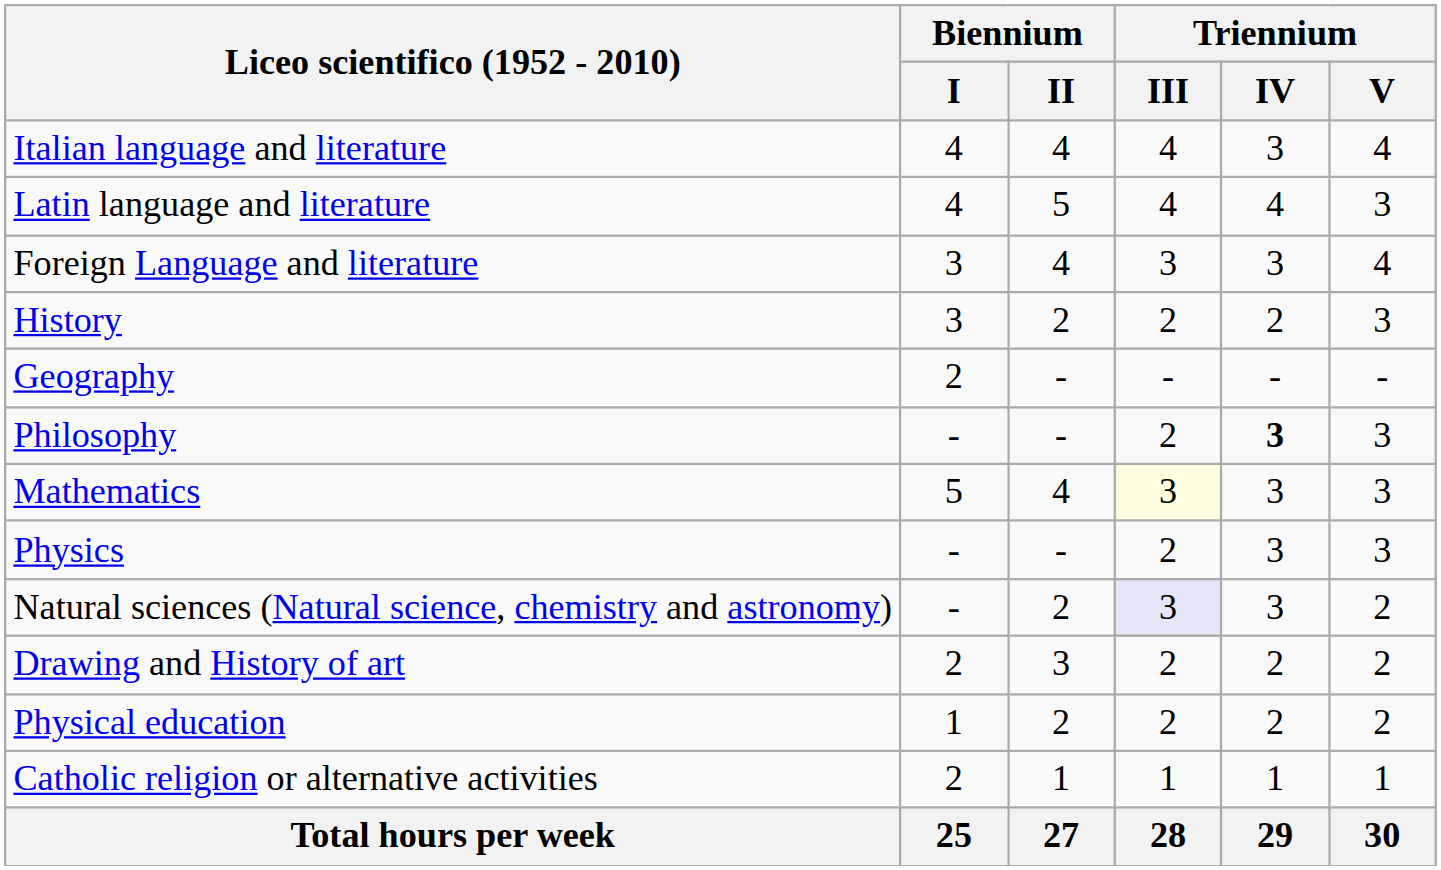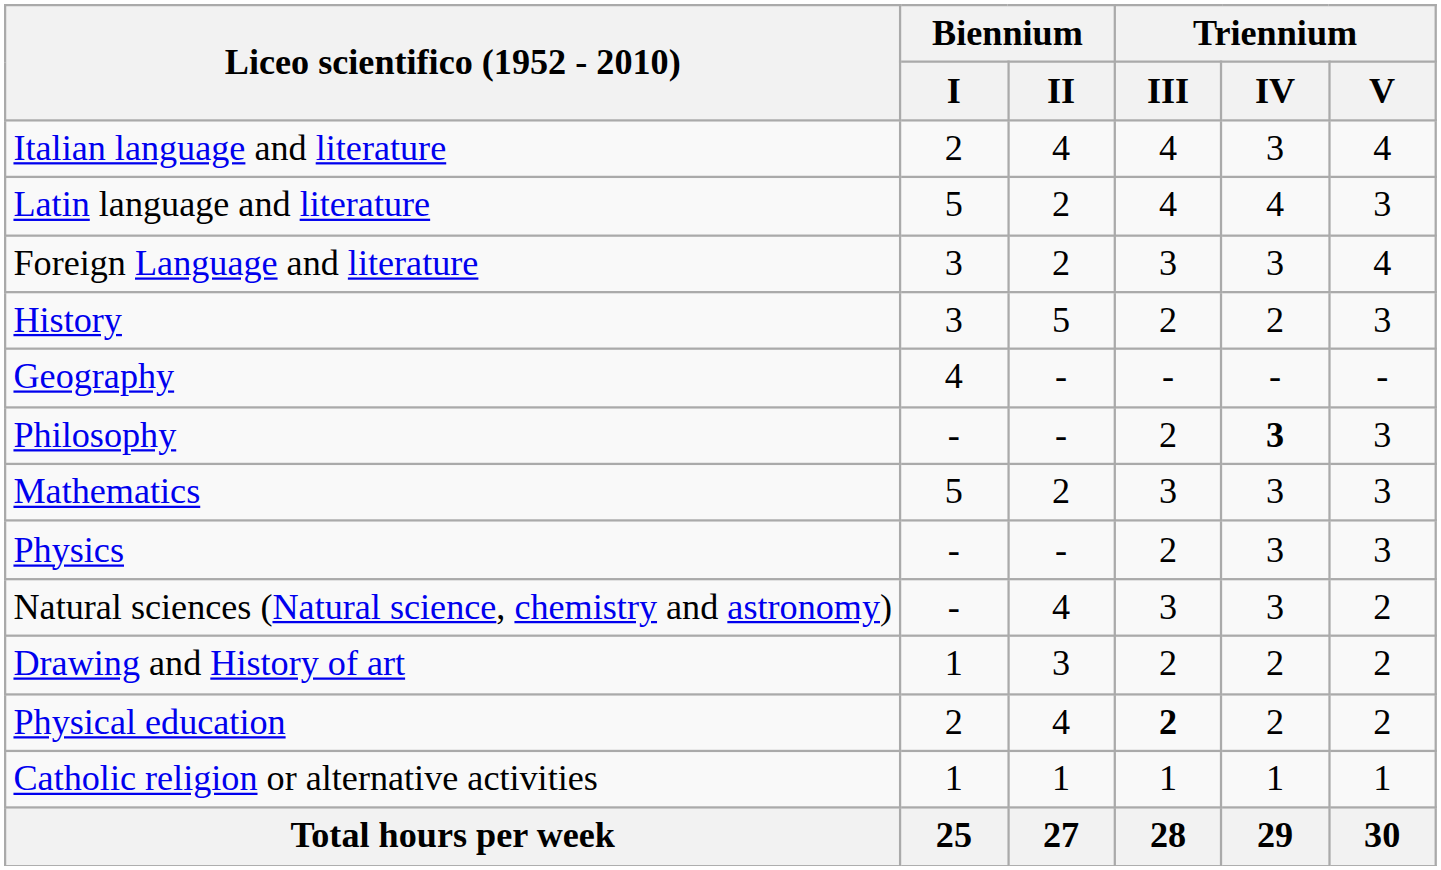(954, 147) 4 -> (954, 147) 2
(954, 205) 4 -> (954, 205) 5
(1061, 205) 5 -> (1061, 205) 2
(1061, 262) 4 -> (1061, 262) 2
(1061, 319) 2 -> (1061, 319) 5
(954, 377) 2 -> (954, 377) 4
(1061, 491) 4 -> (1061, 491) 2
(1168, 491) lightyellow background -> (1168, 491) no background
(1061, 606) 2 -> (1061, 606) 4
(1168, 606) lavender background -> (1168, 606) no background
(954, 663) 2 -> (954, 663) 1
(954, 721) 1 -> (954, 721) 2
(1061, 721) 2 -> (1061, 721) 4
(1168, 721) normal -> (1168, 721) bold
(954, 778) 2 -> (954, 778) 1
